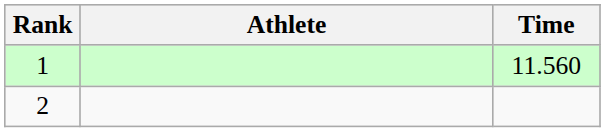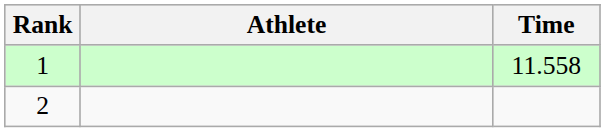(546, 65) 11.560 -> (546, 65) 11.558
